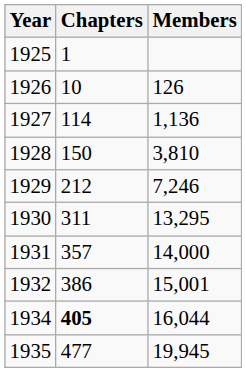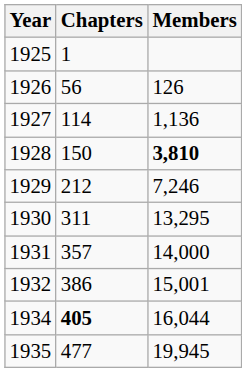(71, 86) 10 -> (71, 86) 56
(176, 152) normal -> (176, 152) bold
